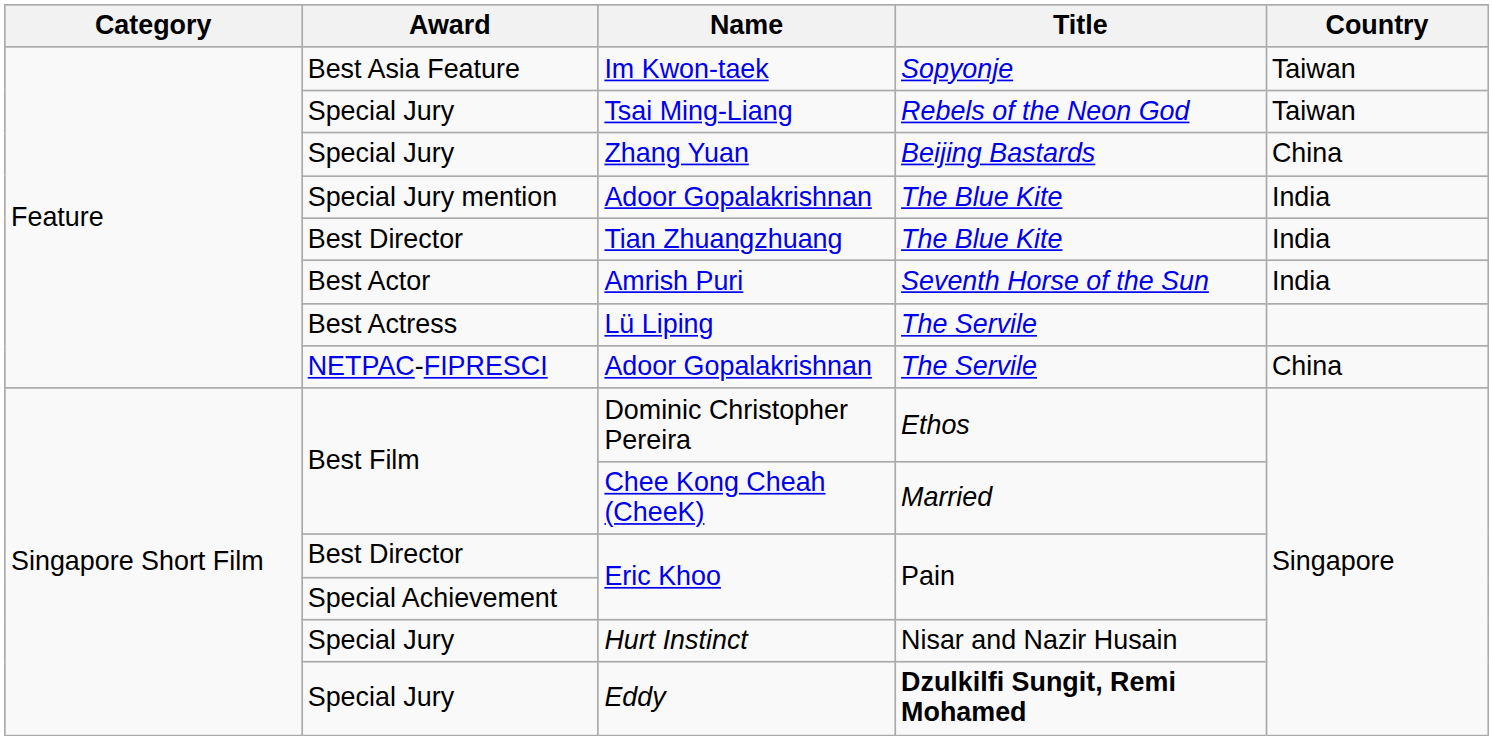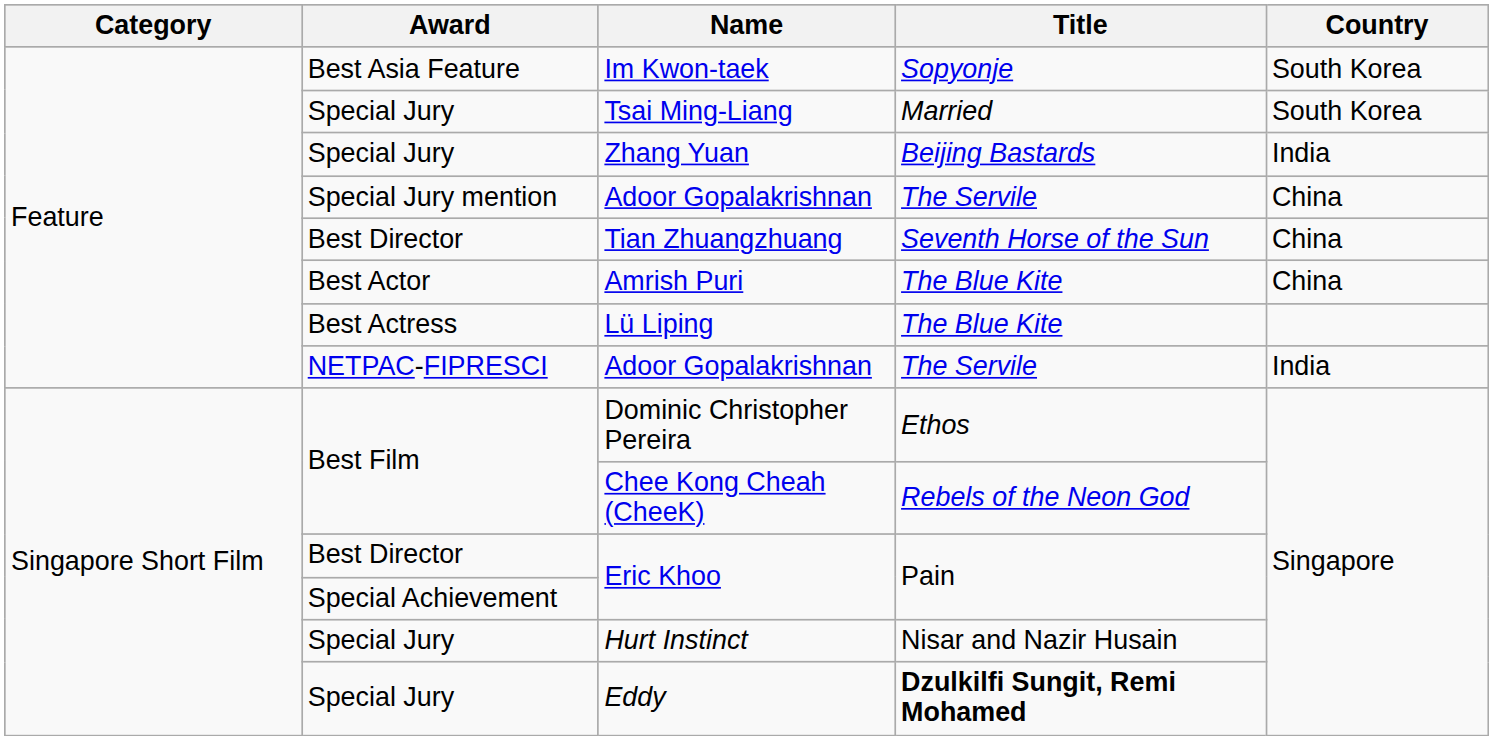(1314, 68) Taiwan -> (1347, 68) South Korea
(1045, 111) Rebels of the Neon God -> (947, 111) Married
(1314, 111) Taiwan -> (1347, 111) South Korea
(1307, 153) China -> (1301, 153) India
(982, 196) The Blue Kite -> (969, 196) The Servile
(1301, 196) India -> (1307, 196) China
(982, 238) The Blue Kite -> (1055, 238) Seventh Horse of the Sun
(1301, 238) India -> (1307, 238) China
(1055, 281) Seventh Horse of the Sun -> (982, 281) The Blue Kite
(1301, 281) India -> (1307, 281) China
(969, 324) The Servile -> (982, 324) The Blue Kite
(1307, 366) China -> (1301, 366) India
(947, 497) Married -> (1045, 497) Rebels of the Neon God
